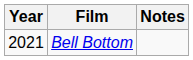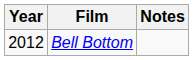(26, 42) 2021 -> (26, 42) 2012
